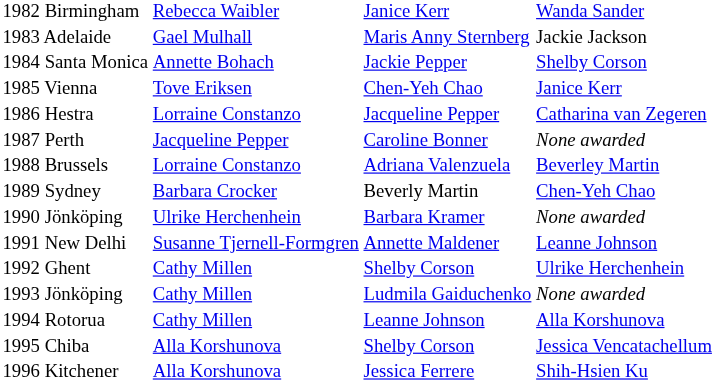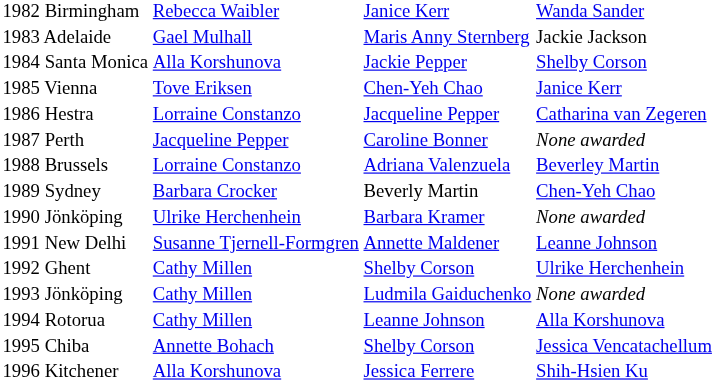(213, 62) Annette Bohach -> (217, 62) Alla Korshunova
(217, 345) Alla Korshunova -> (213, 345) Annette Bohach
